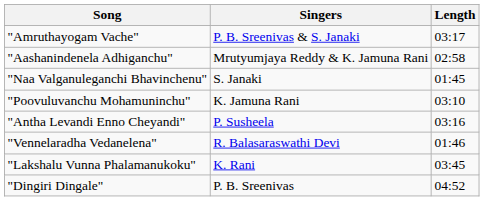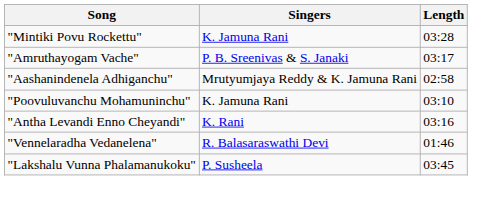+ row: (75, 36)
- row: (107, 79)
(244, 121) P. Susheela -> (223, 121) K. Rani
(234, 164) K. Rani -> (232, 164) P. Susheela
- row: (55, 185)
